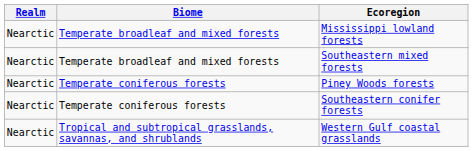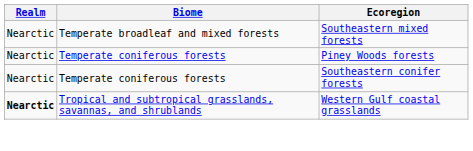- row: (378, 34)
(31, 133) normal -> (31, 105) bold
